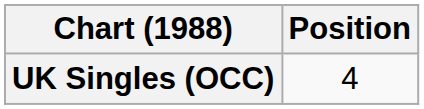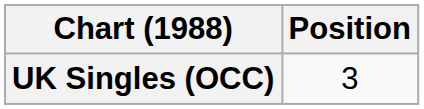(350, 78) 4 -> (350, 78) 3
